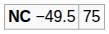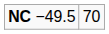(92, 17) 75 -> (92, 17) 70
